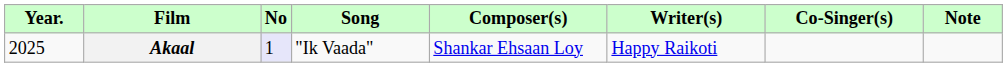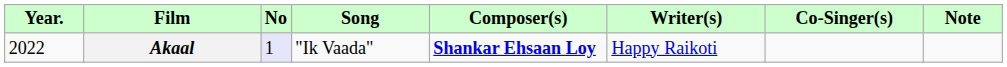(27, 47) 2025 -> (27, 47) 2022
(508, 47) normal -> (515, 47) bold
